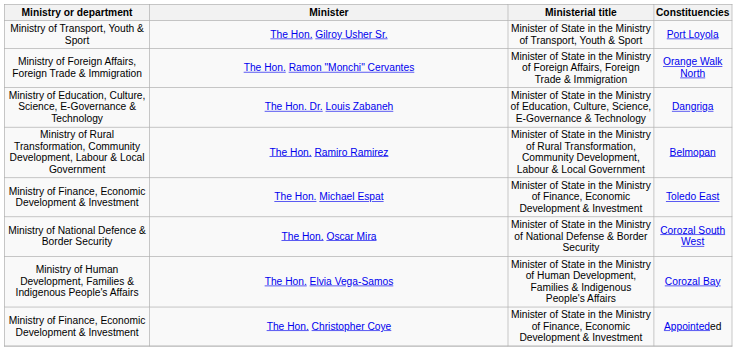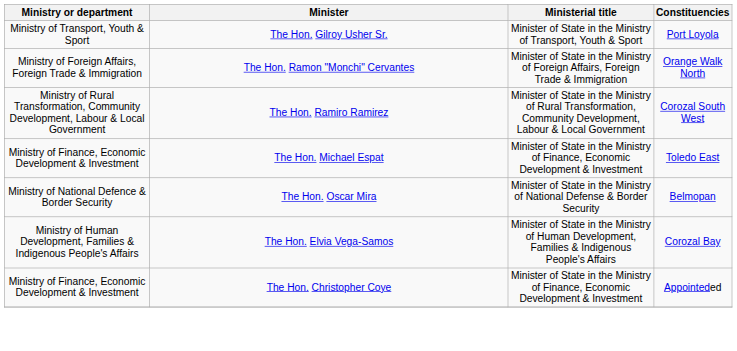- row: (329, 107)
(693, 152) Belmopan -> (693, 113) Corozal South West
(693, 236) Corozal South West -> (693, 197) Belmopan
